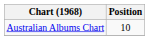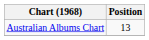(125, 27) 10 -> (125, 27) 13
